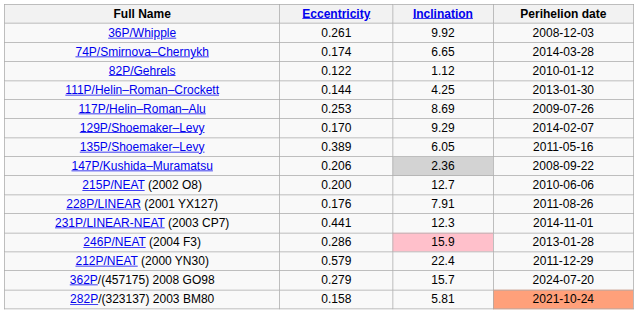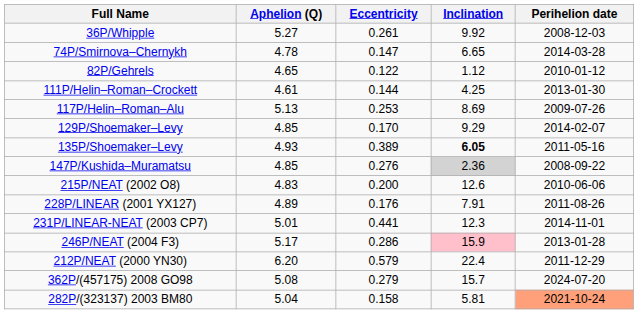+ column: (286, 14)
(336, 52) 0.174 -> (384, 52) 0.147
(443, 147) normal -> (473, 147) bold
(336, 166) 0.206 -> (384, 166) 0.276
(443, 185) 12.7 -> (473, 185) 12.6
